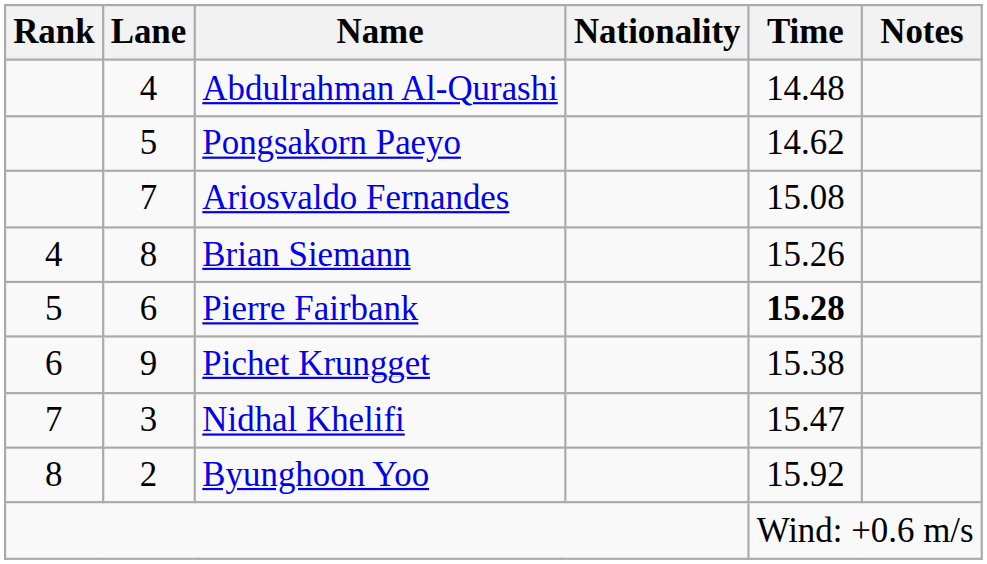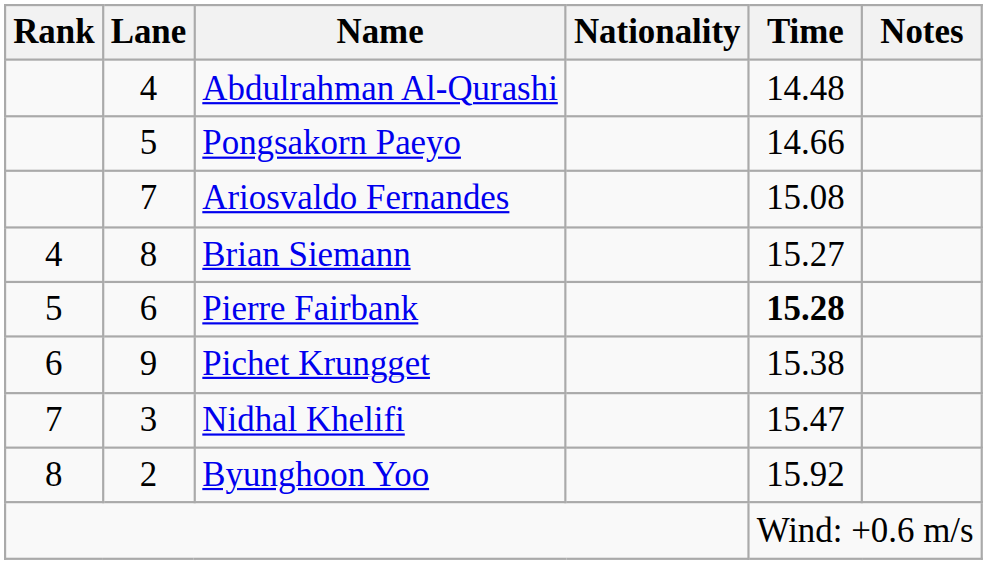(805, 142) 14.62 -> (805, 142) 14.66
(805, 253) 15.26 -> (805, 253) 15.27
